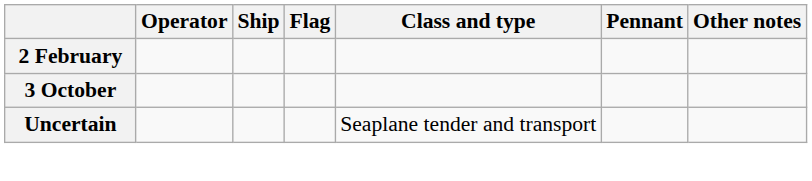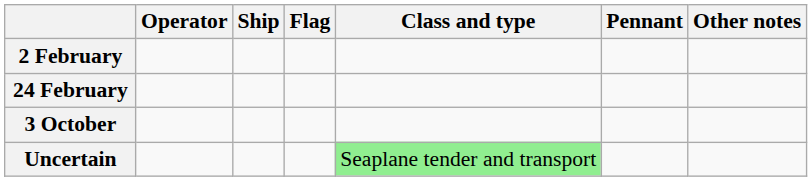+ row: (70, 90)
(468, 124) no background -> (468, 158) lightgreen background
